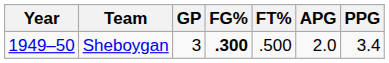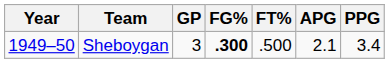(325, 45) 2.0 -> (325, 45) 2.1
